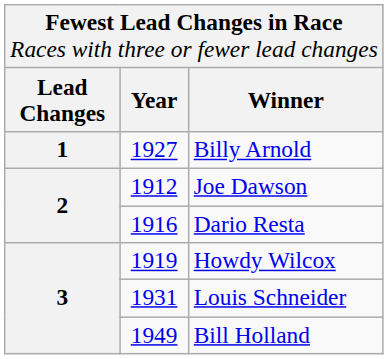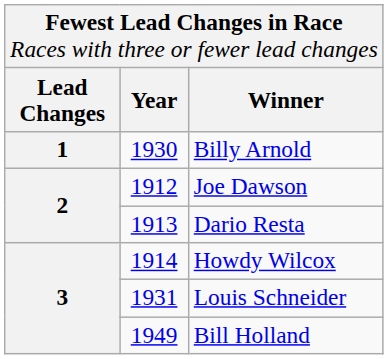(154, 149) 1927 -> (154, 149) 1930
(154, 223) 1916 -> (154, 223) 1913
(154, 260) 1919 -> (154, 260) 1914
